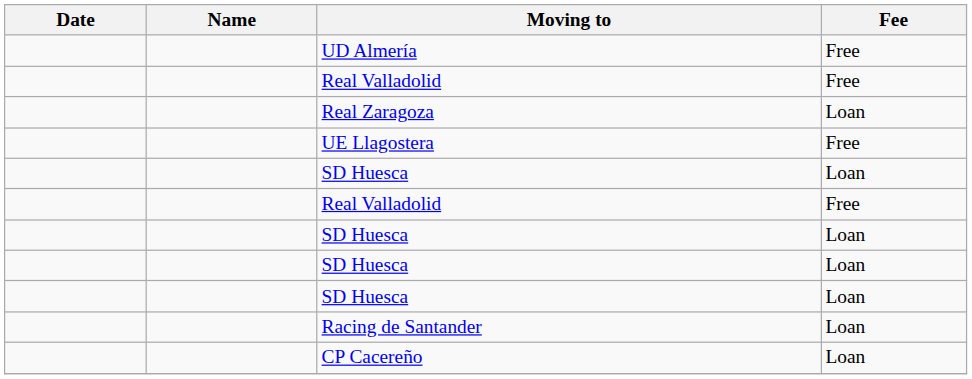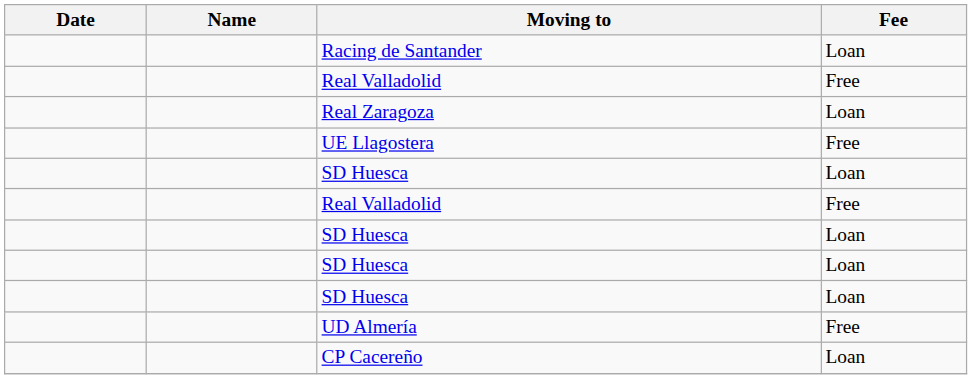rows swapped: (369, 50) <-> (402, 326)
